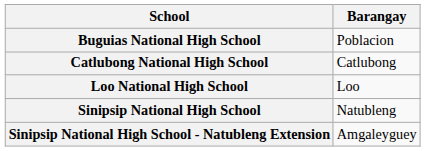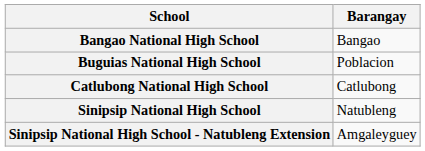+ row: (169, 39)
- row: (169, 86)
